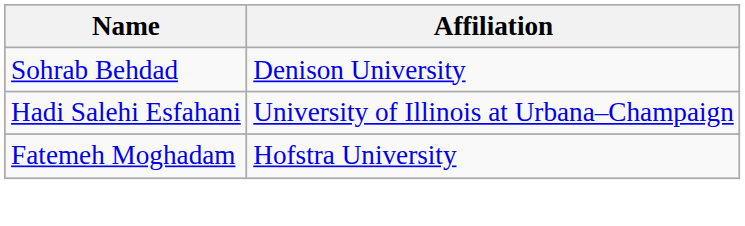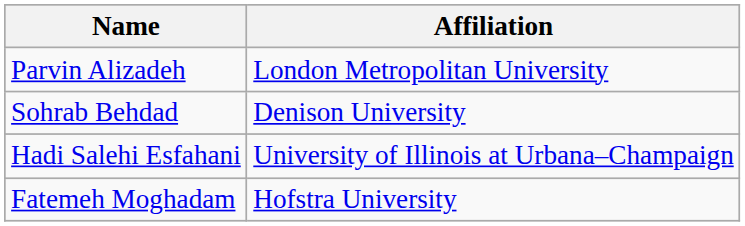+ row: (98, 69)
